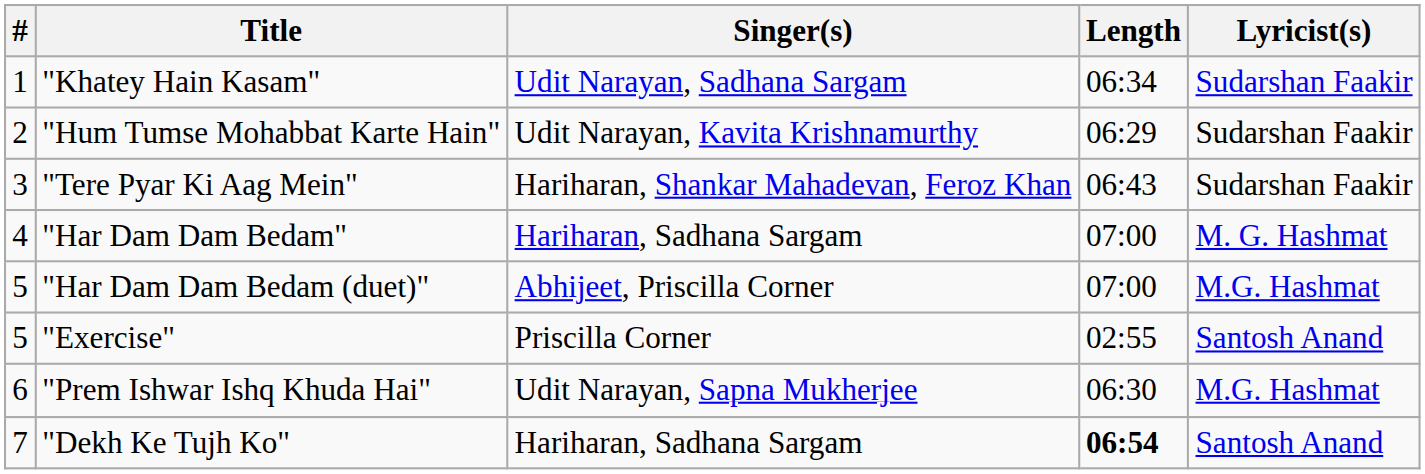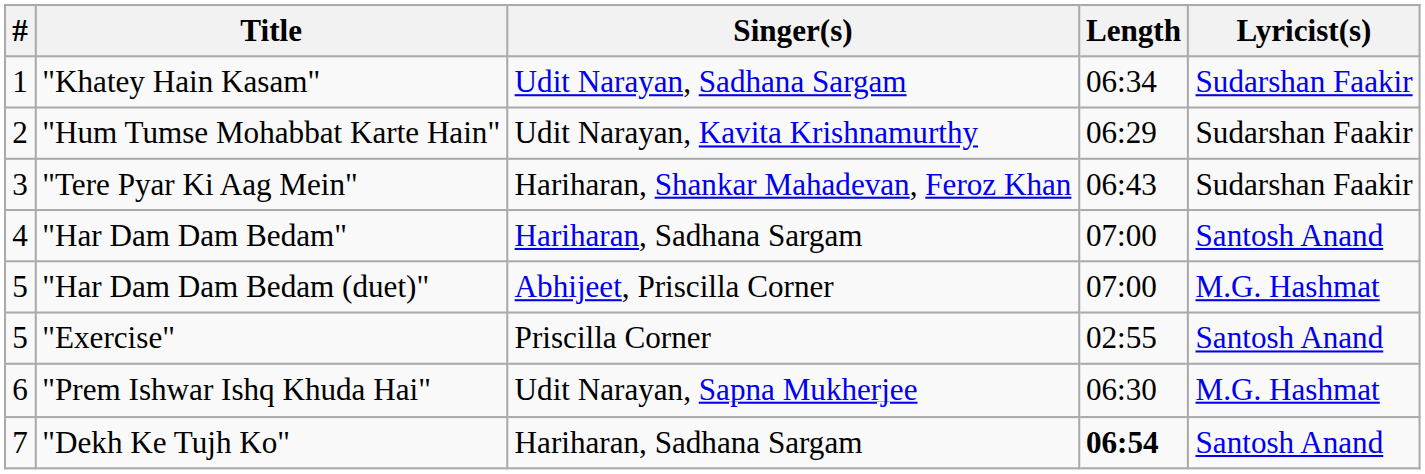(1292, 235) M. G. Hashmat -> (1289, 235) Santosh Anand
